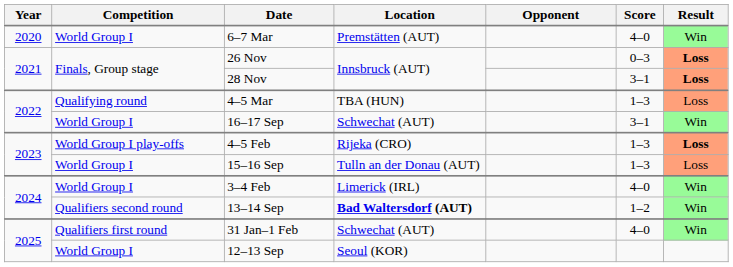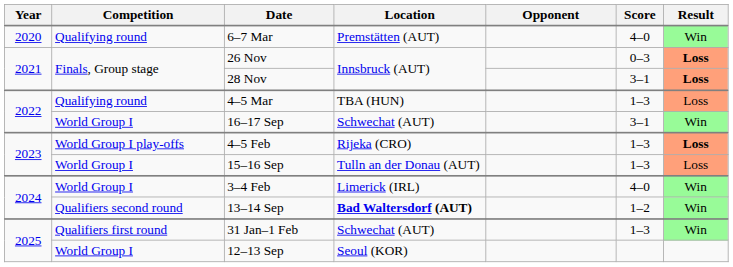(94, 36) World Group I -> (101, 36) Qualifying round
(640, 229) 4–0 -> (640, 229) 1–3
